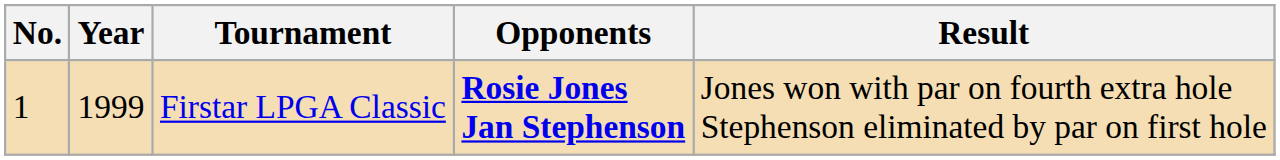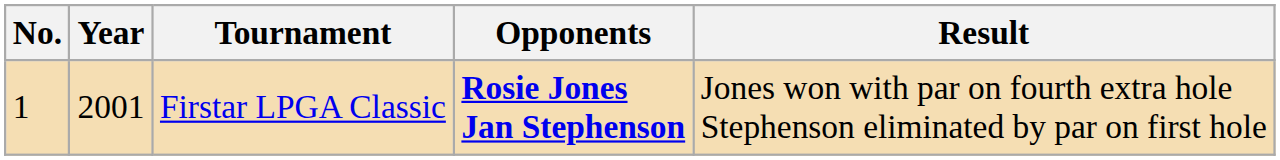(111, 107) 1999 -> (111, 107) 2001
